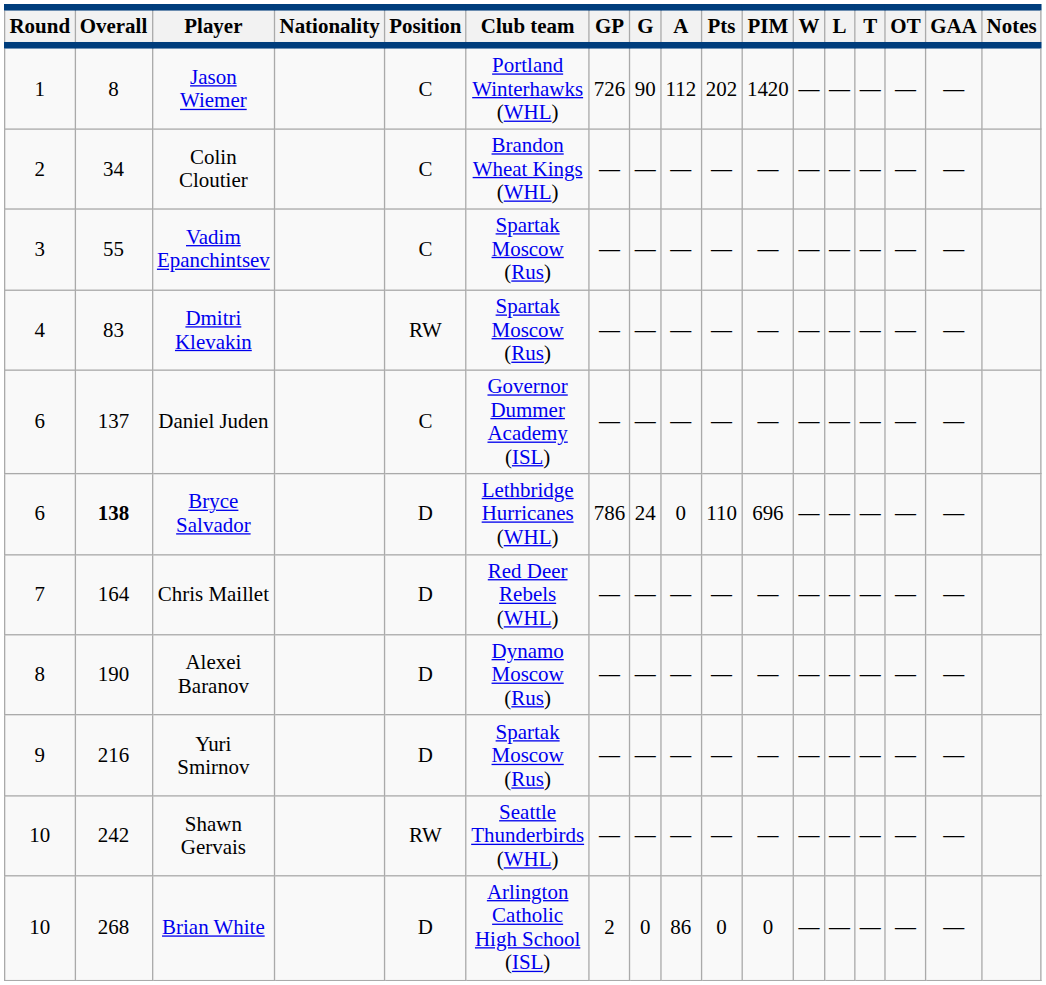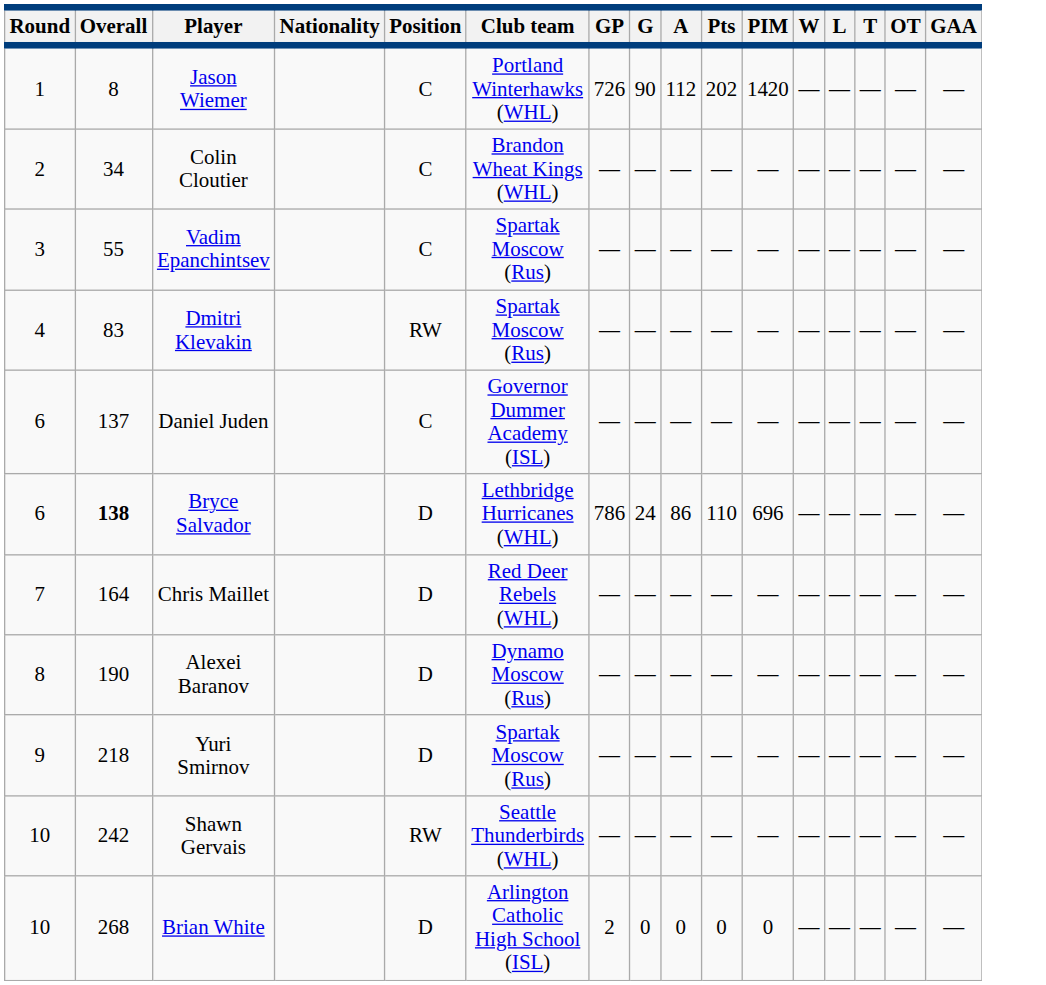- column: (1012, 26)
(681, 514) 0 -> (681, 514) 86
(113, 755) 216 -> (113, 755) 218
(681, 927) 86 -> (681, 927) 0
